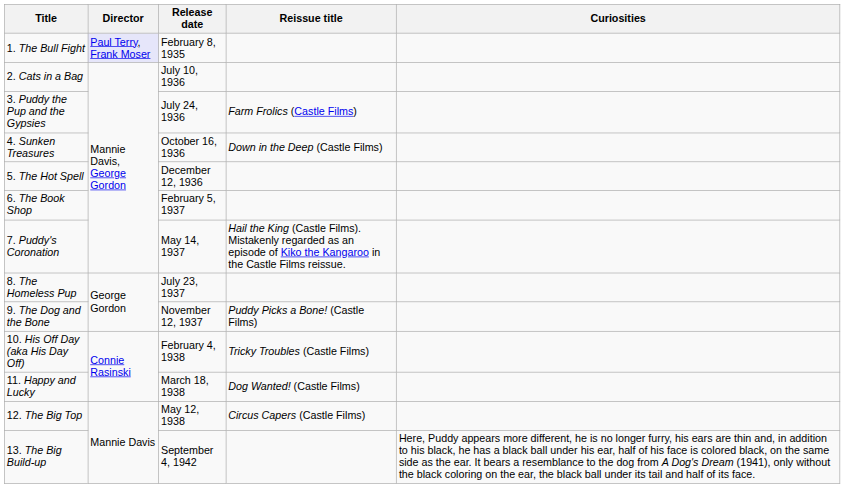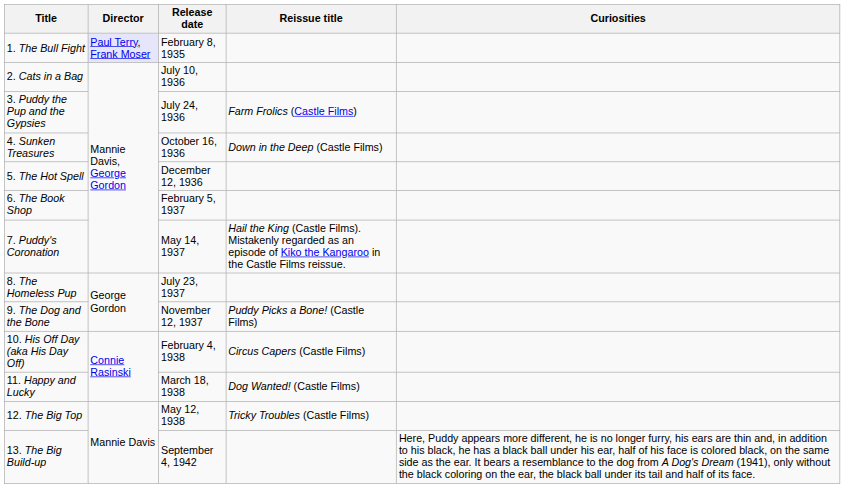(299, 351) Tricky Troubles (Castle Films) -> (297, 351) Circus Capers (Castle Films)
(297, 416) Circus Capers (Castle Films) -> (299, 416) Tricky Troubles (Castle Films)
